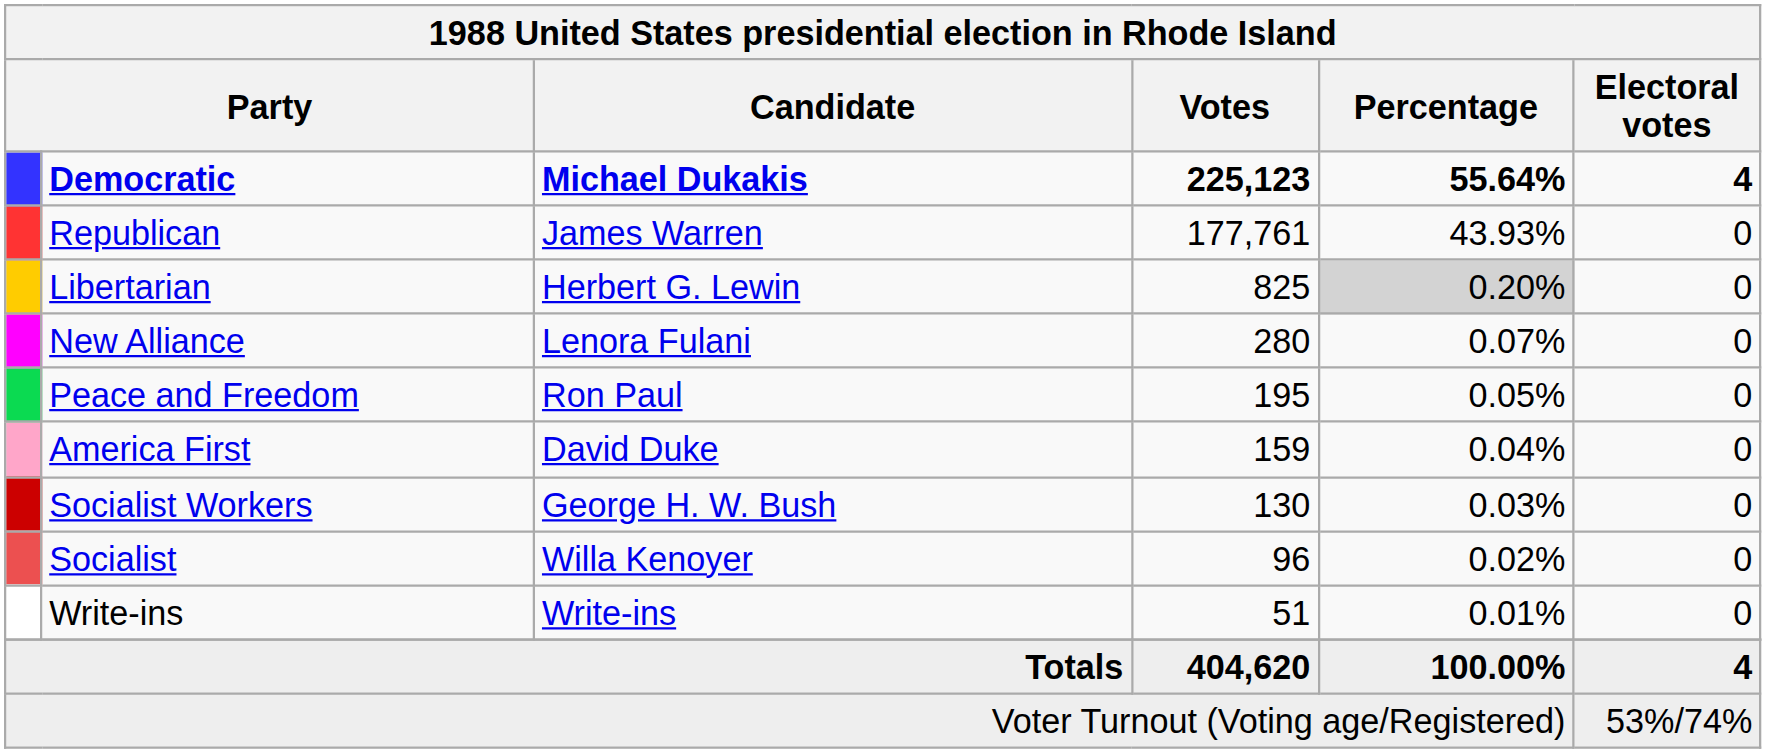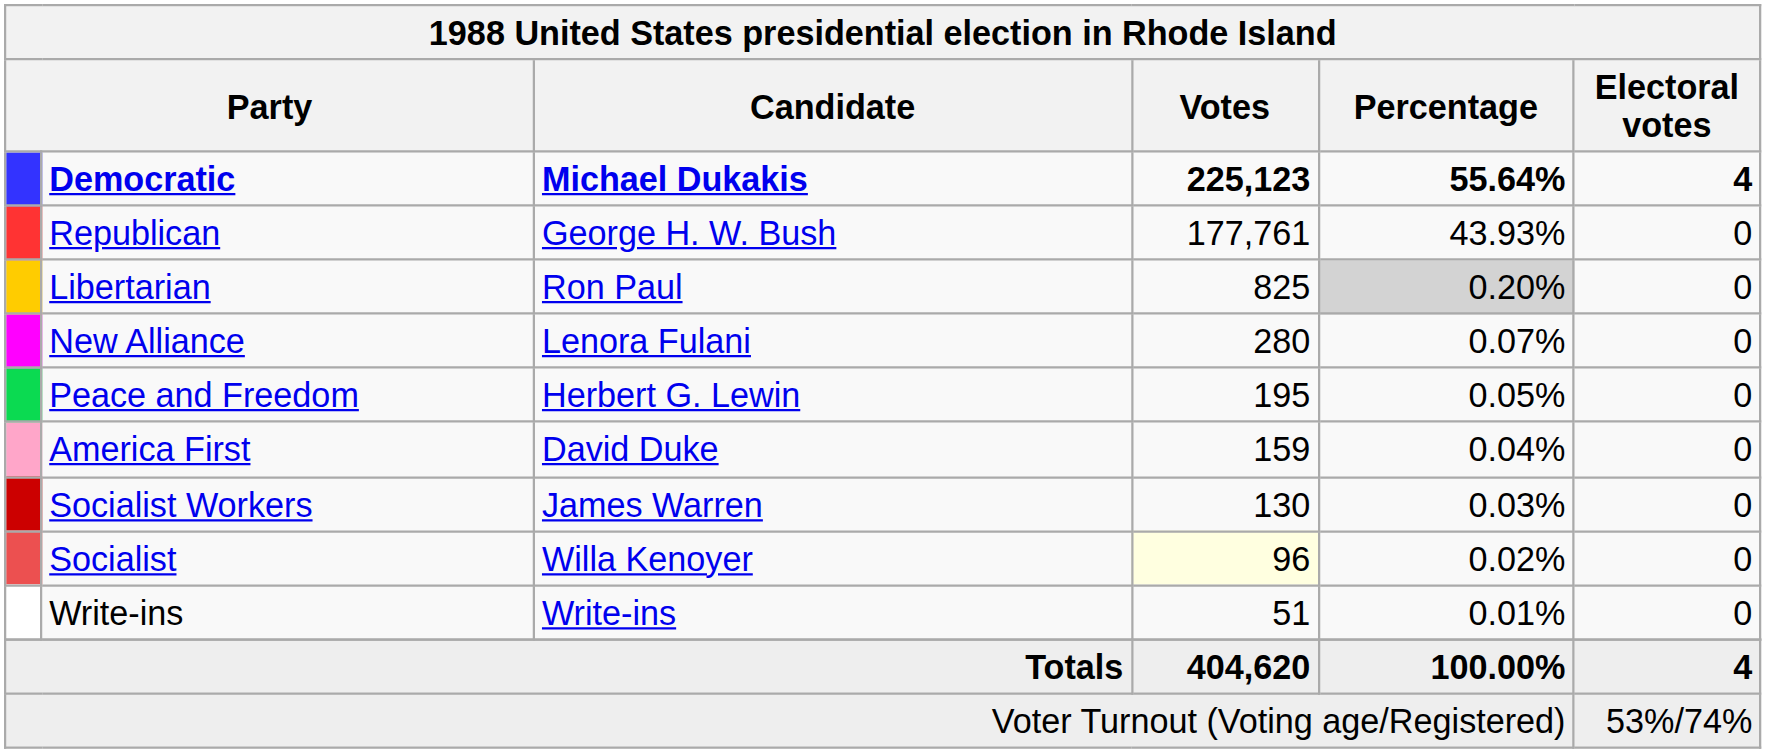(652, 233) James Warren -> (689, 233) George H. W. Bush
(671, 287) Herbert G. Lewin -> (612, 287) Ron Paul
(612, 395) Ron Paul -> (671, 395) Herbert G. Lewin
(689, 504) George H. W. Bush -> (652, 504) James Warren
(1291, 558) no background -> (1291, 558) lightyellow background
